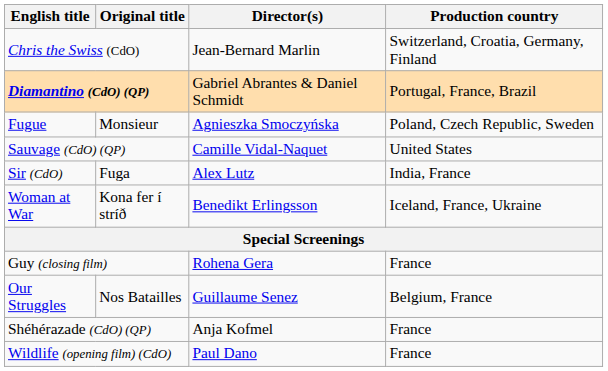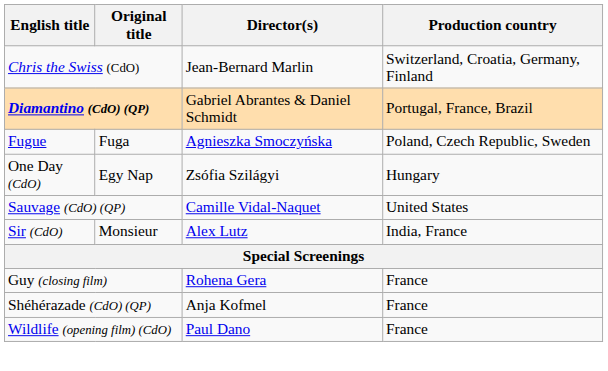(129, 124) Monsieur -> (114, 141) Fuga
+ row: (36, 174)
(115, 173) Fuga -> (128, 231) Monsieur
- row: (39, 206)
- row: (37, 296)
